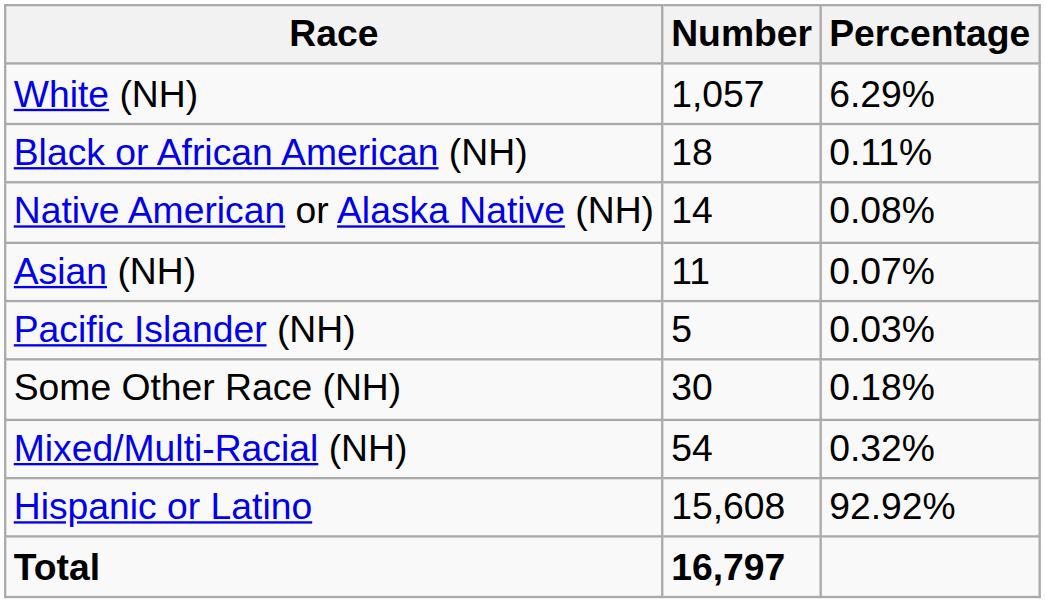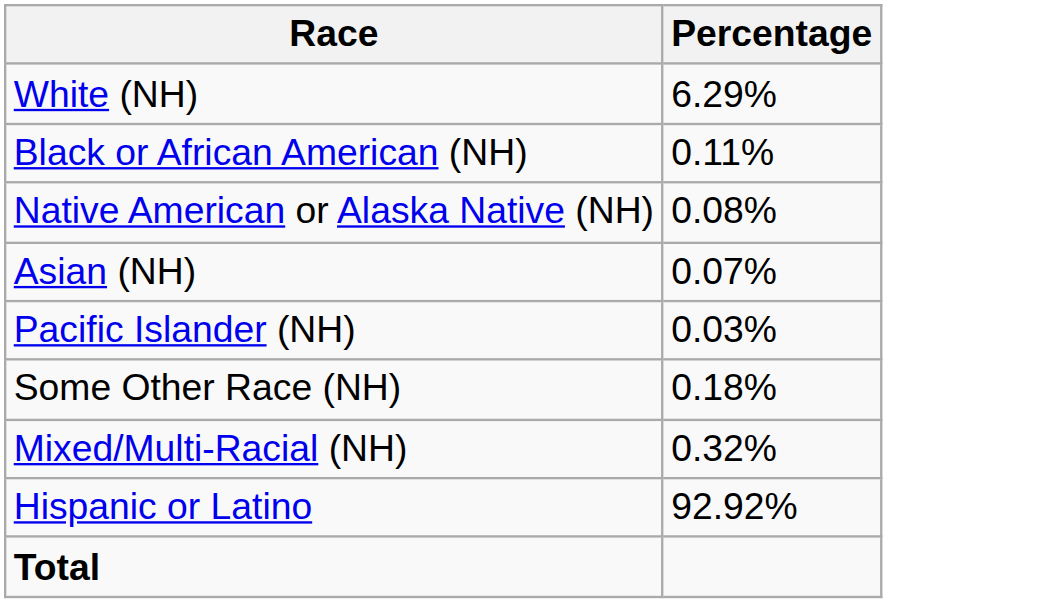- column: (742, 34)
